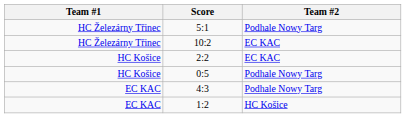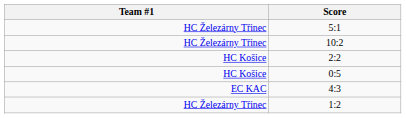- column: (322, 12)
(143, 105) EC KAC -> (225, 105) HC Železárny Třinec
